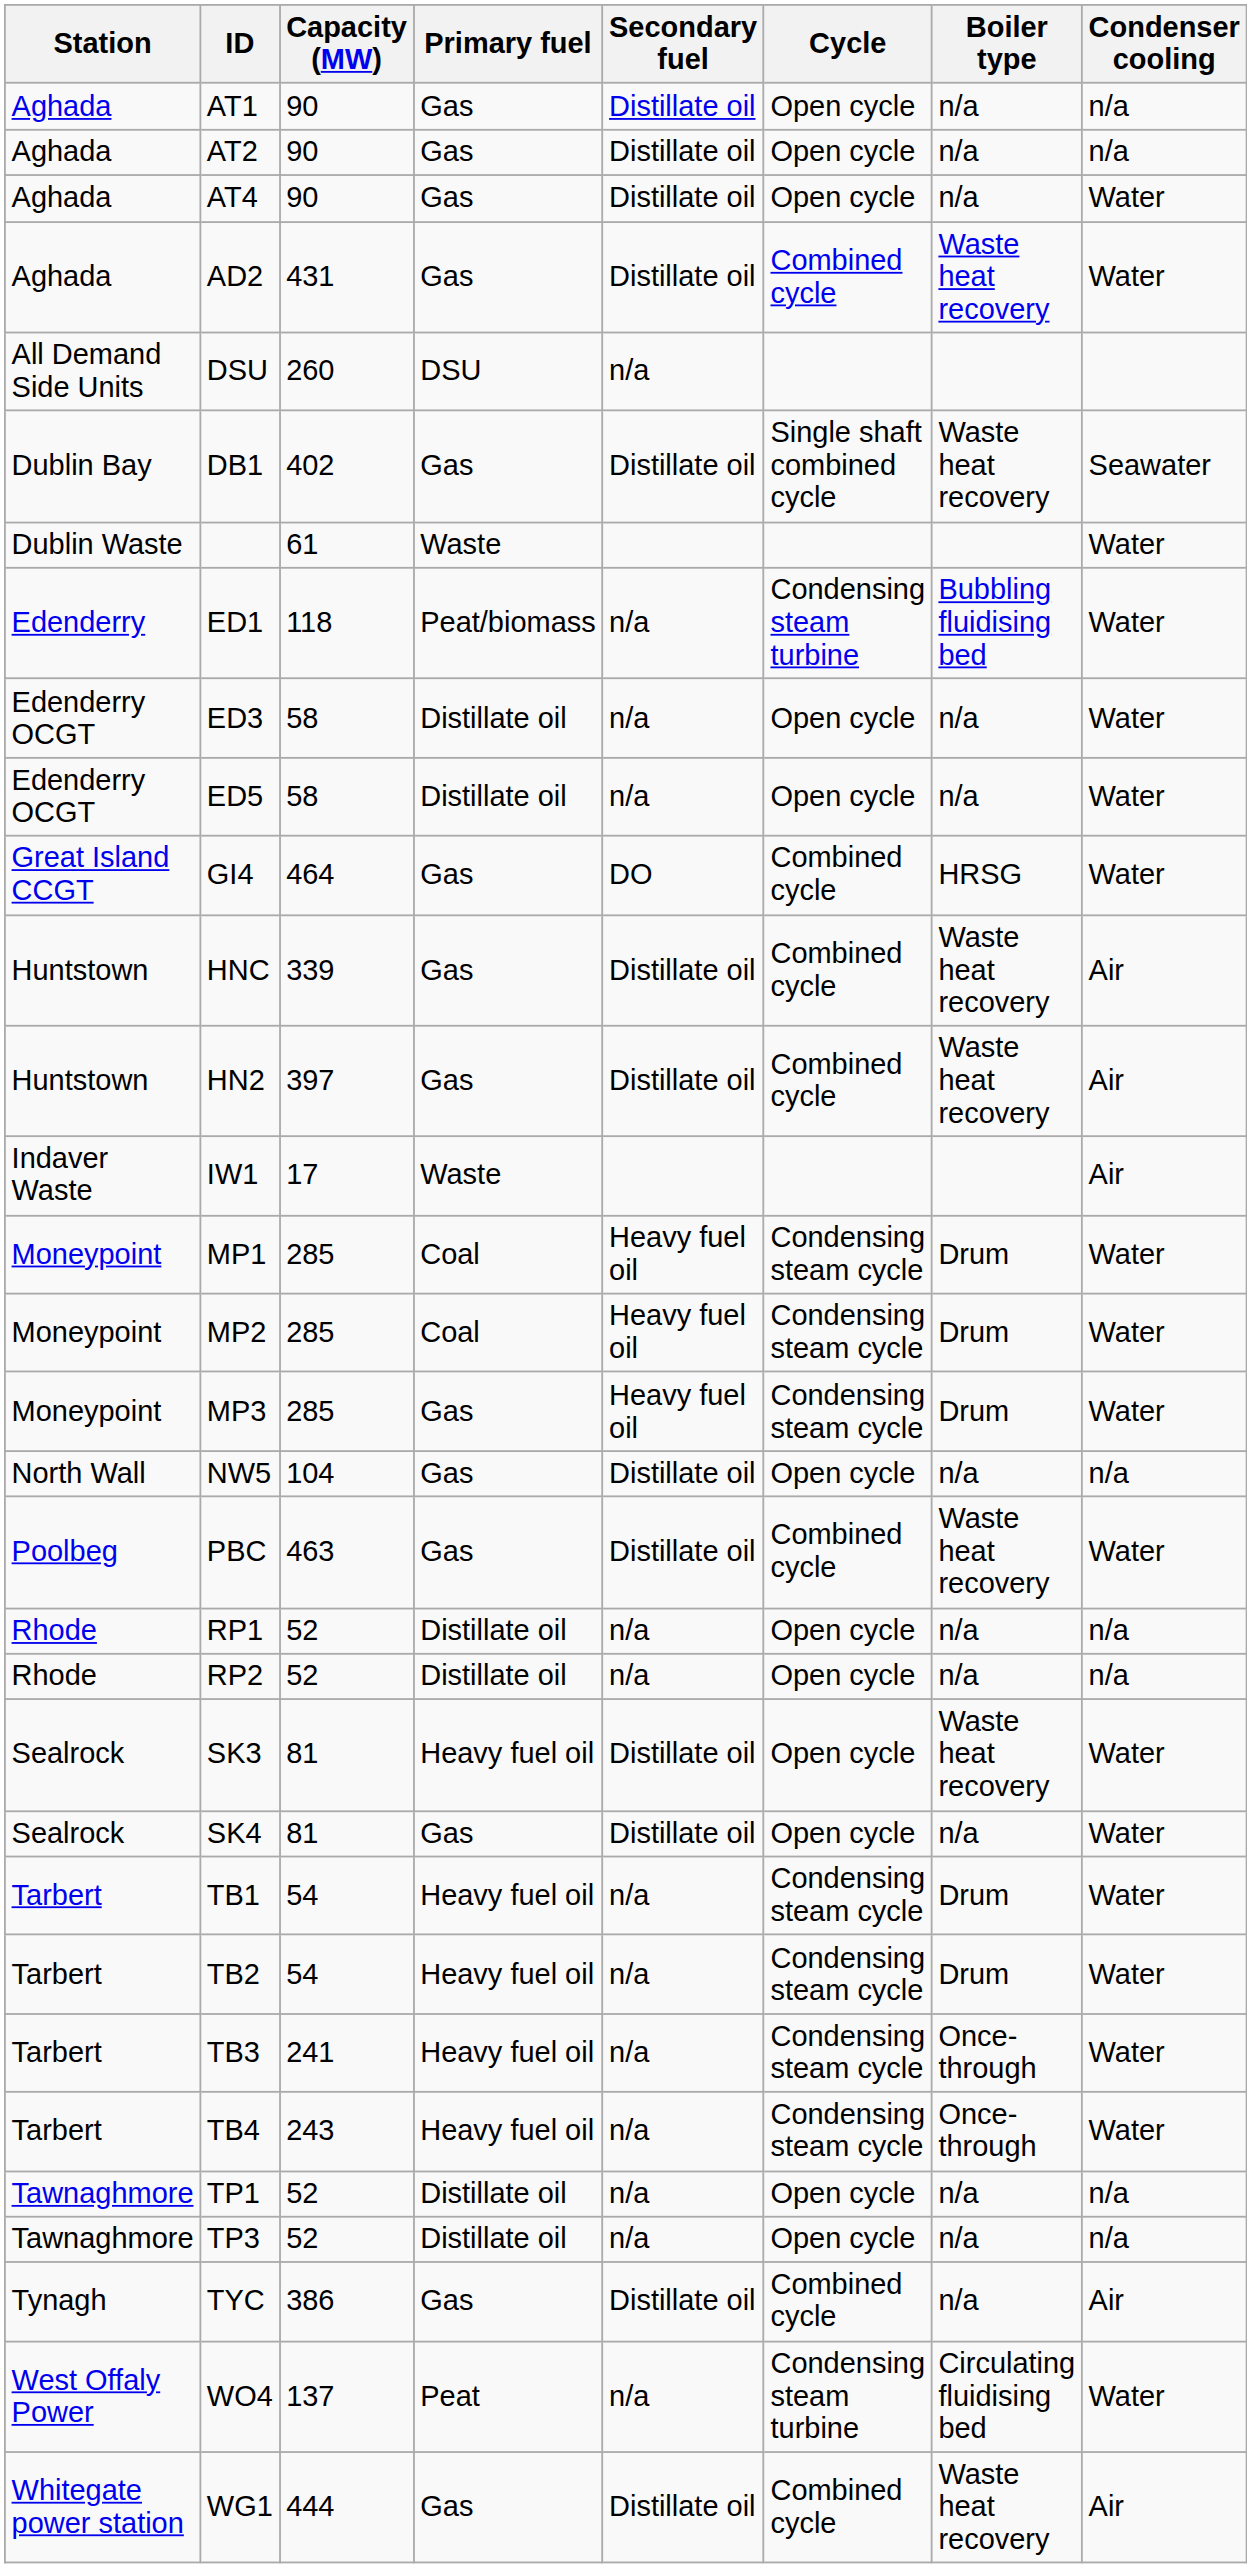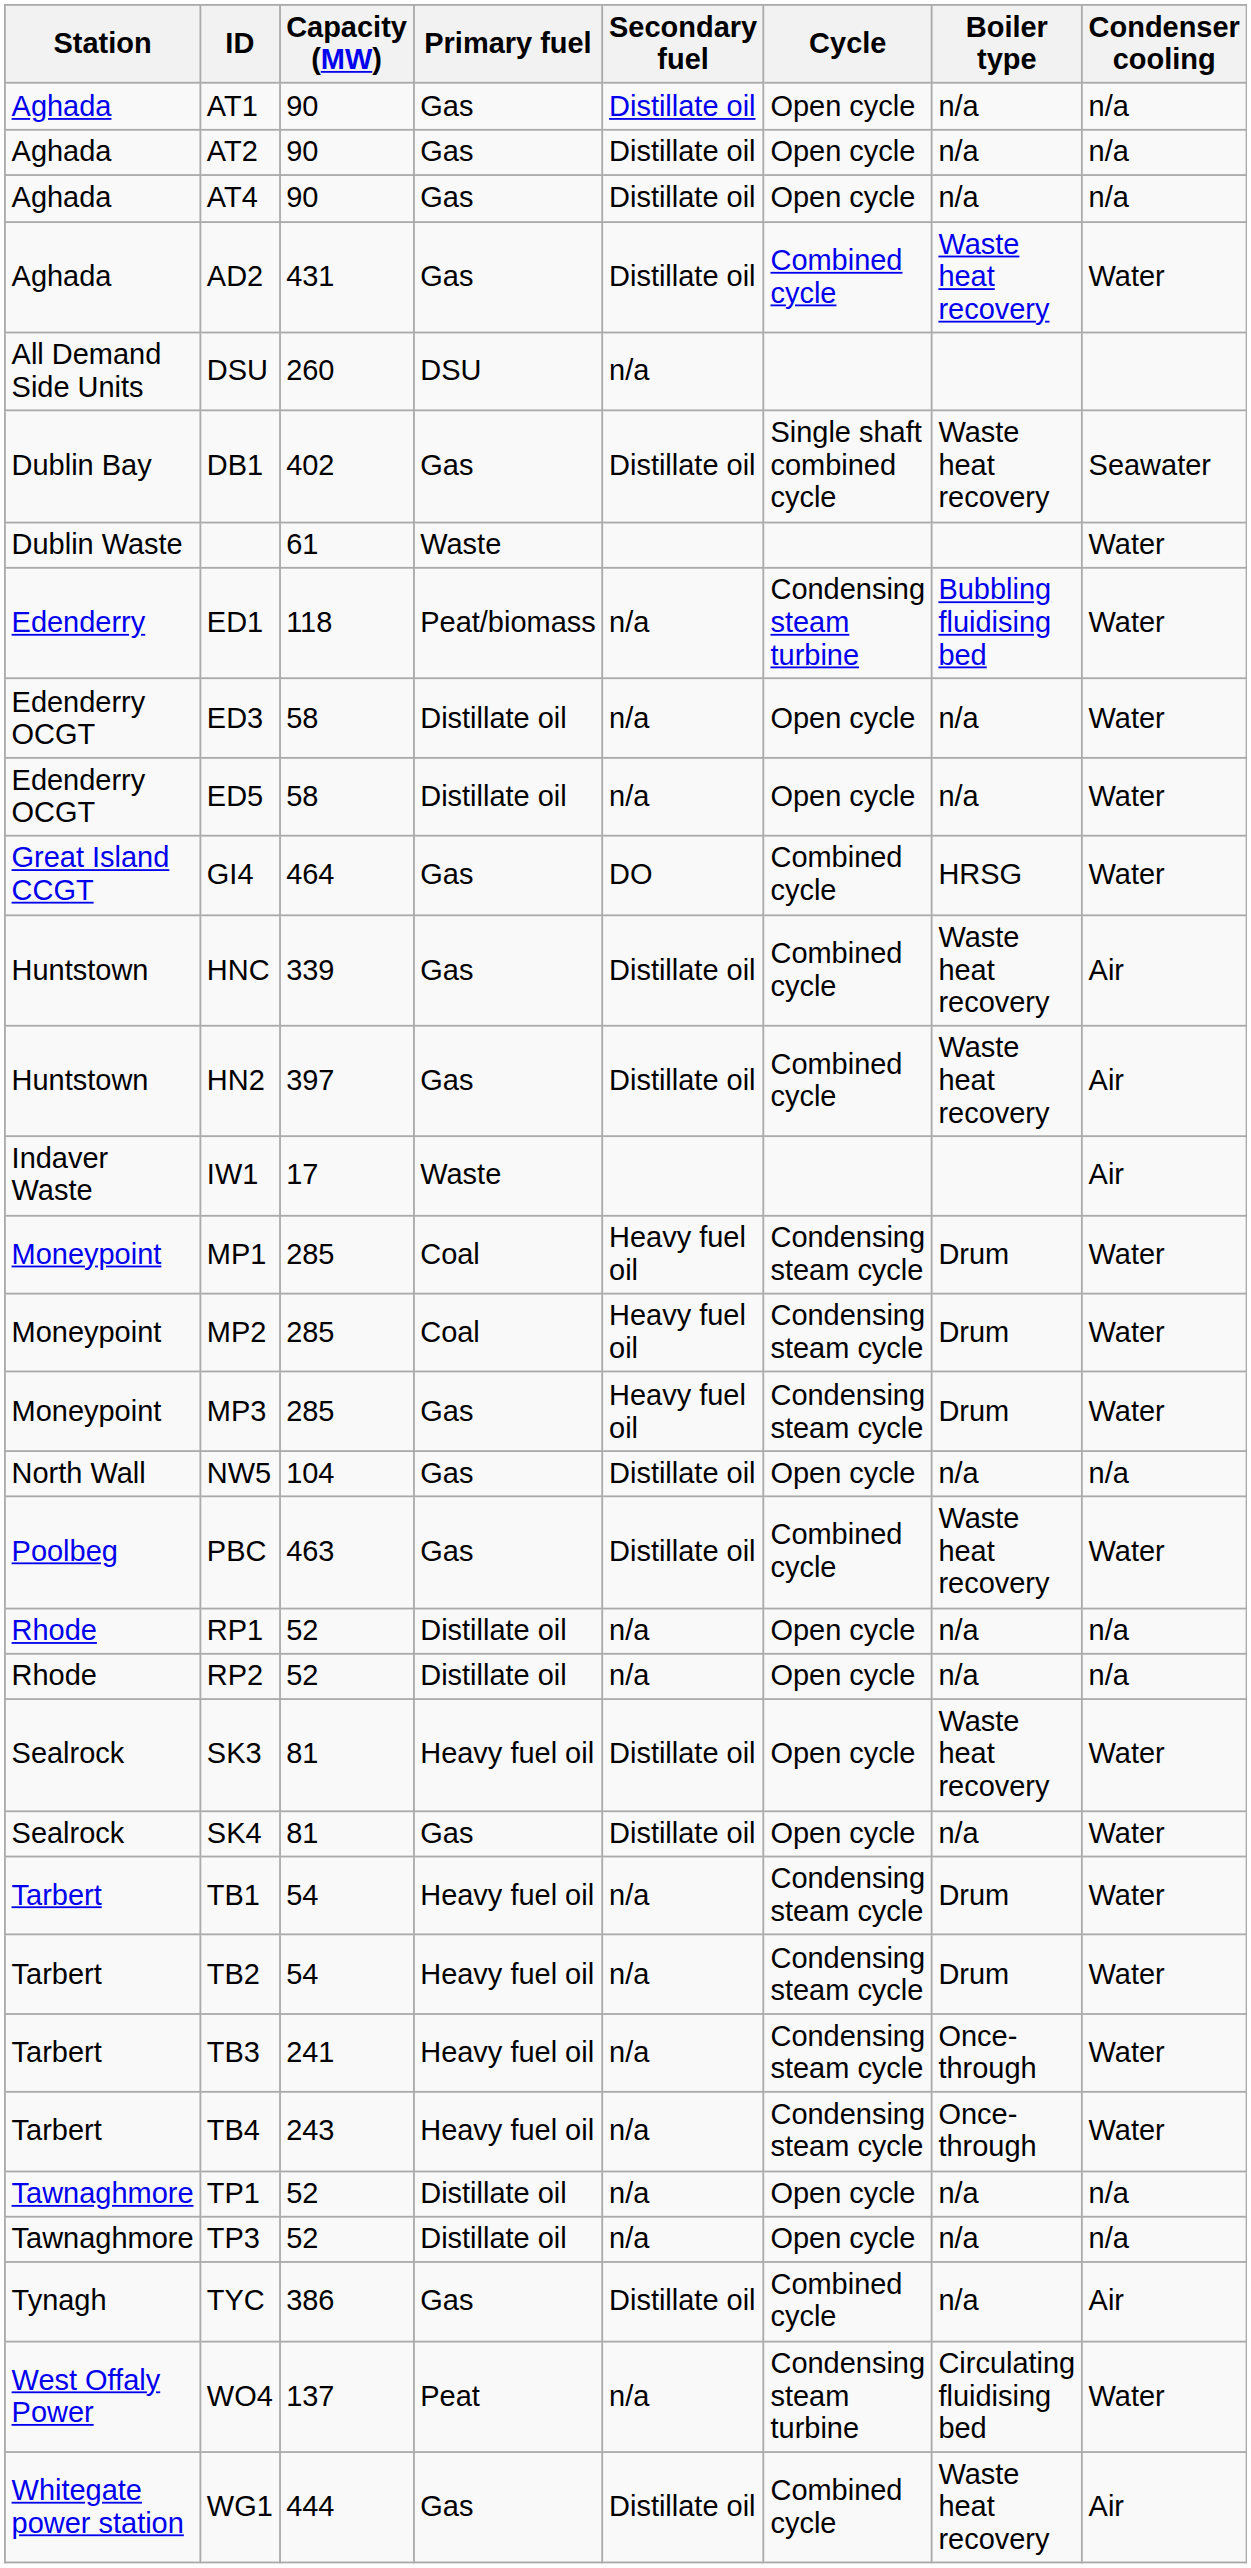(1127, 197) Water -> (1109, 197) n/a
